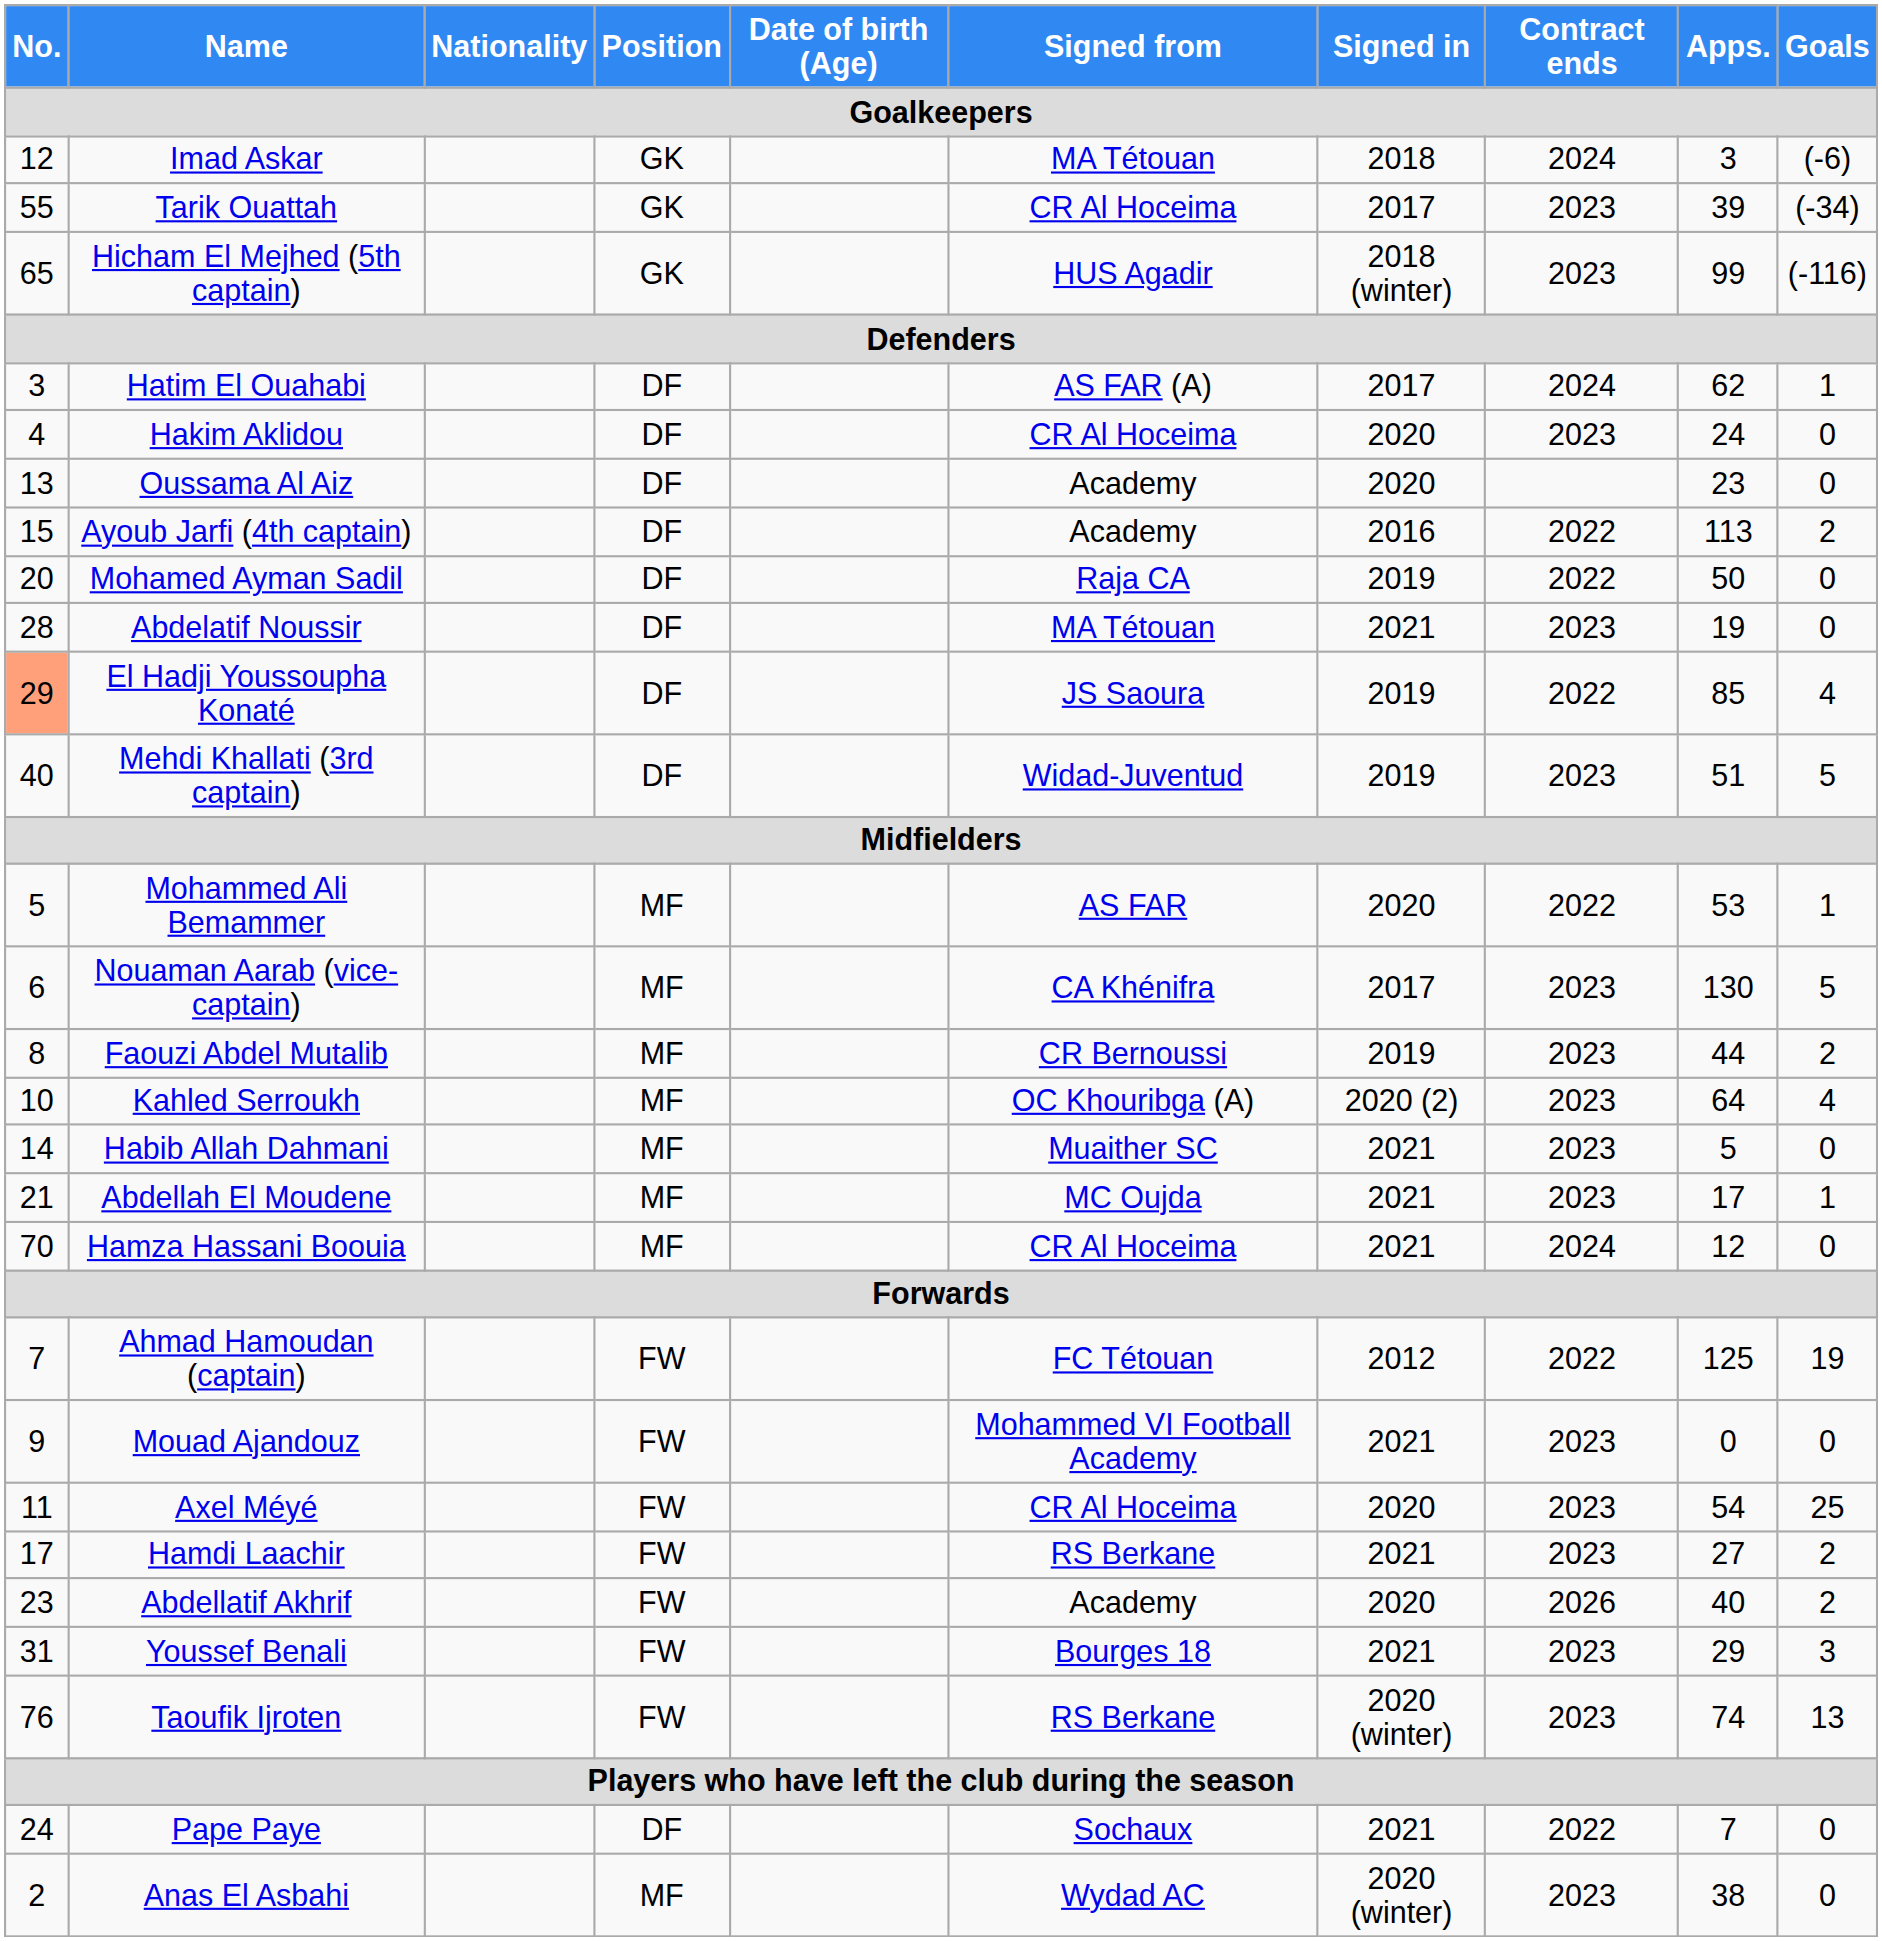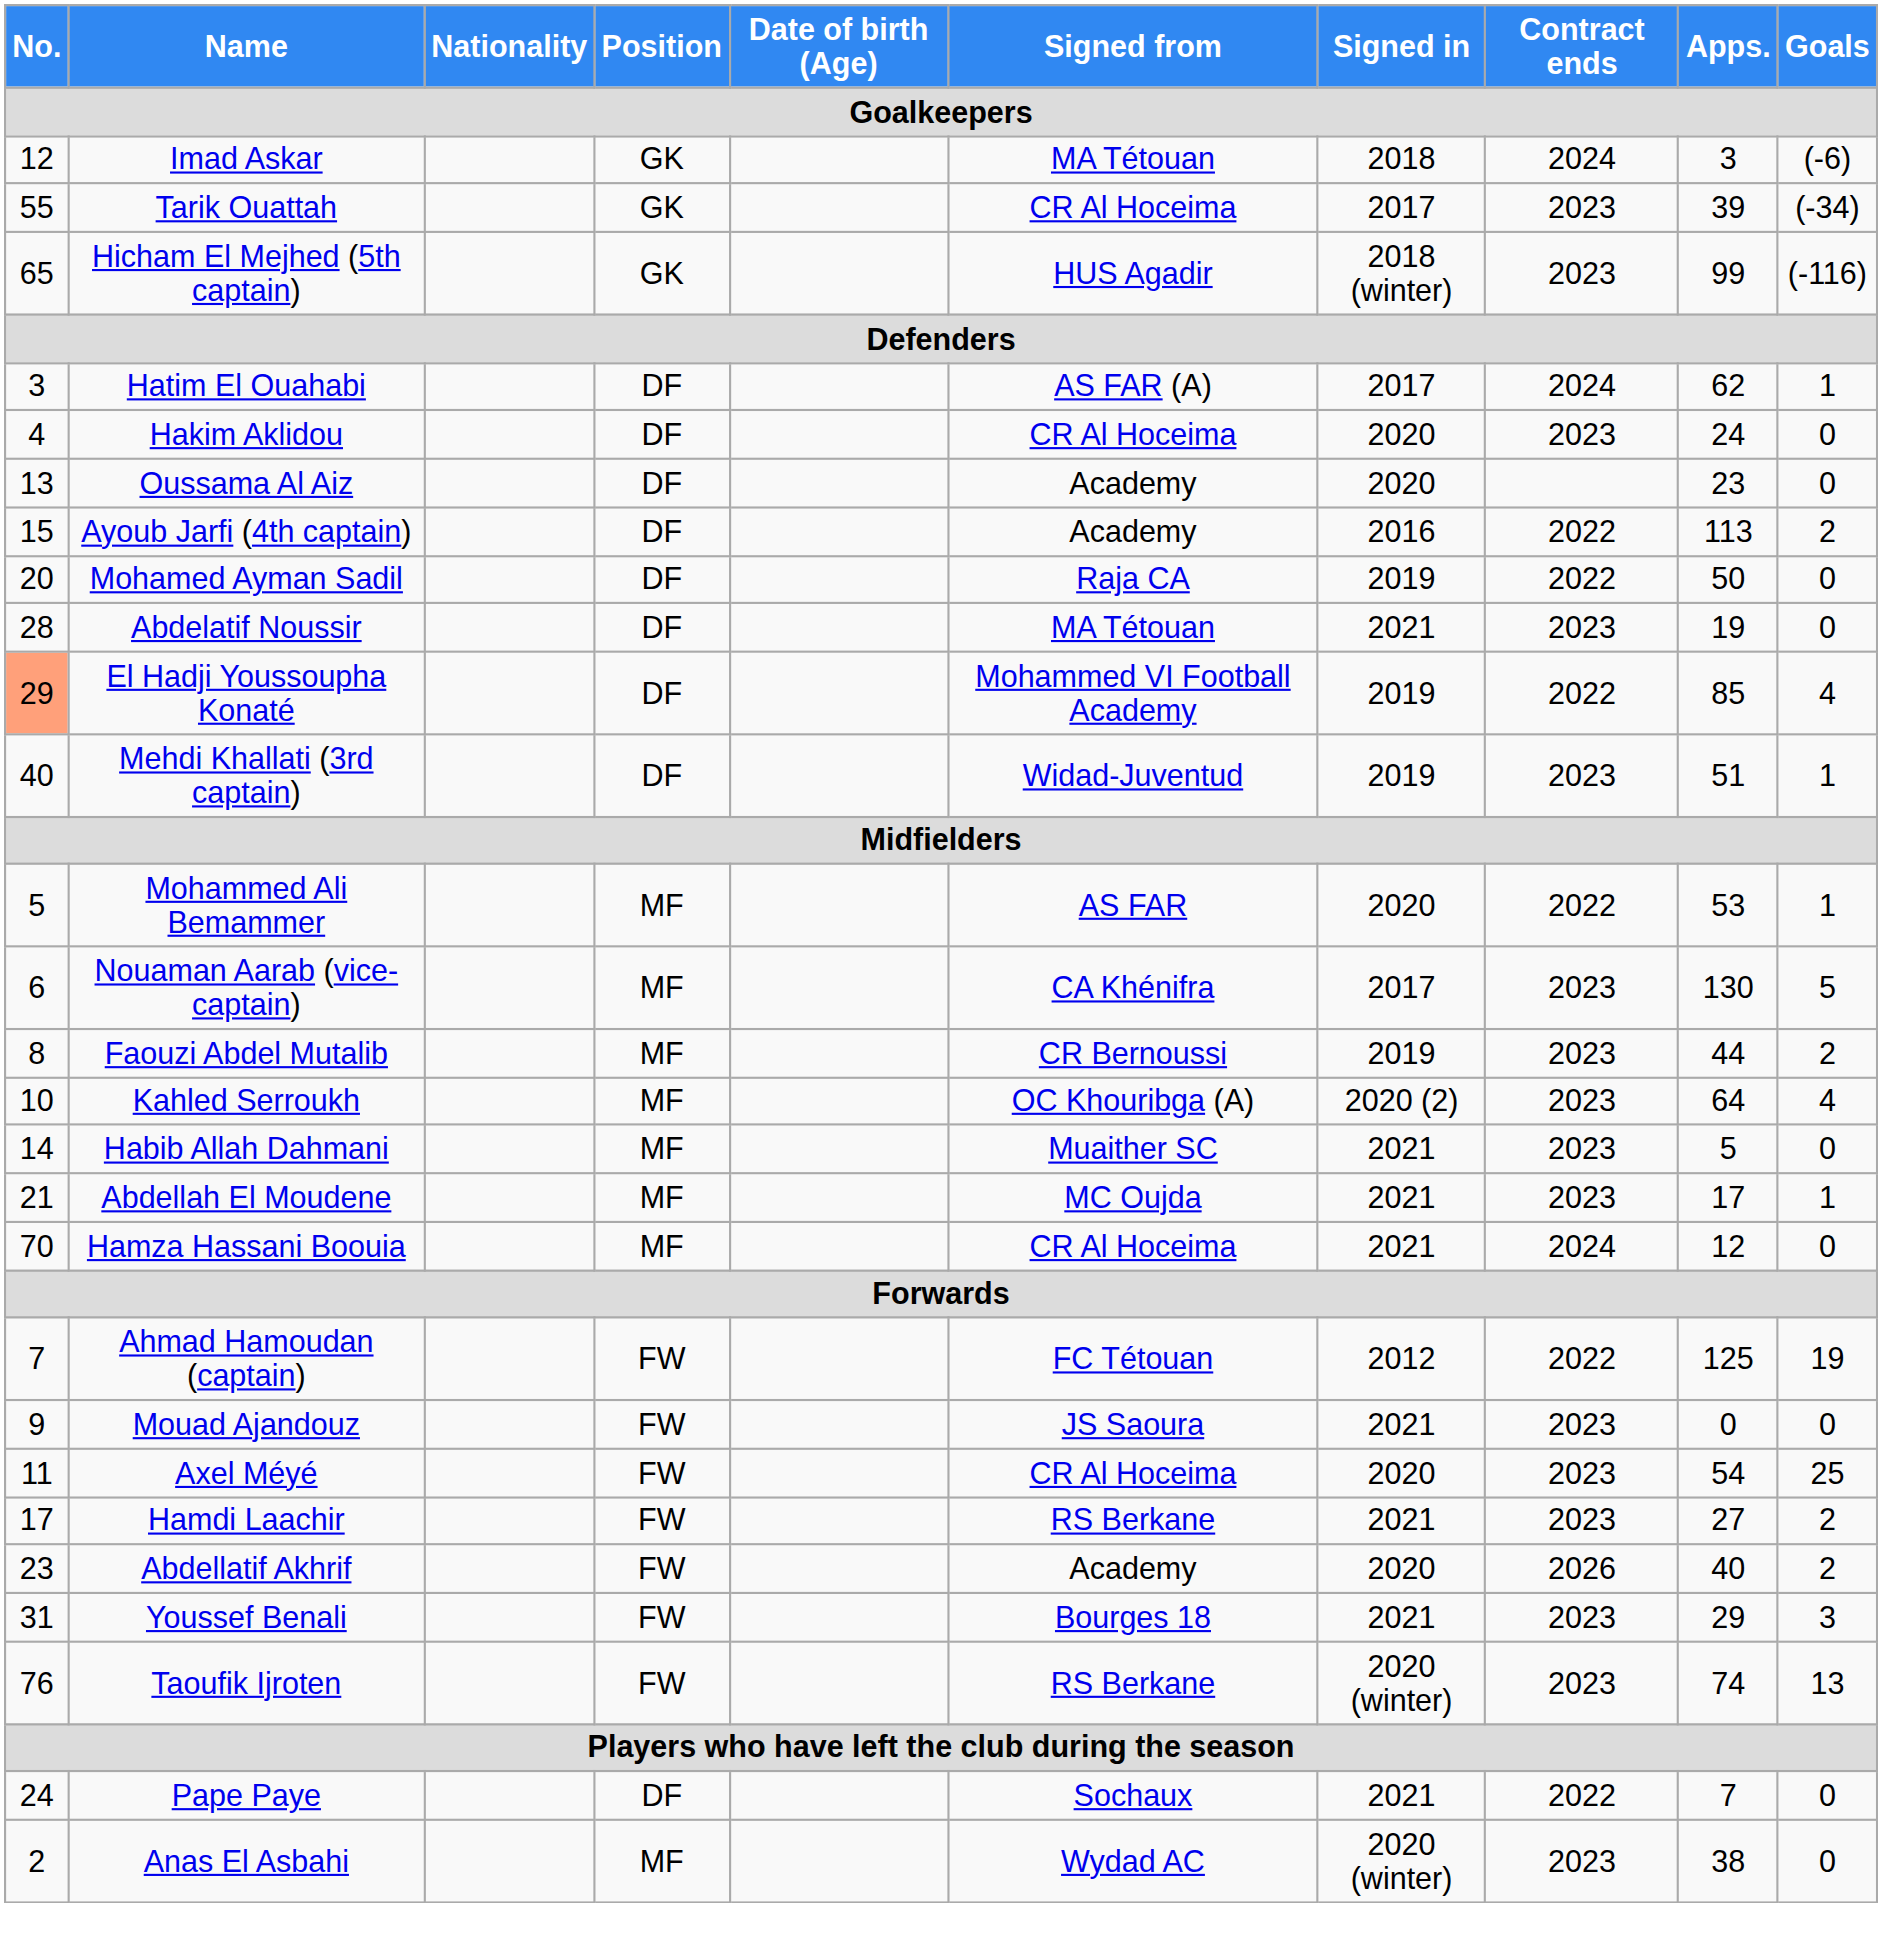(1133, 693) JS Saoura -> (1133, 693) Mohammed VI Football Academy
(1827, 775) 5 -> (1827, 775) 1
(1133, 1441) Mohammed VI Football Academy -> (1133, 1425) JS Saoura
